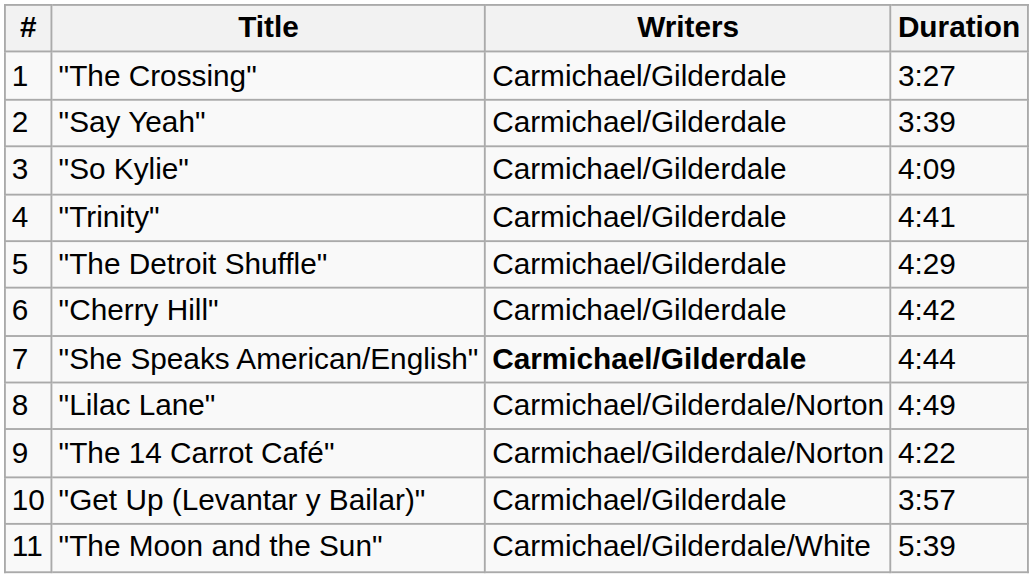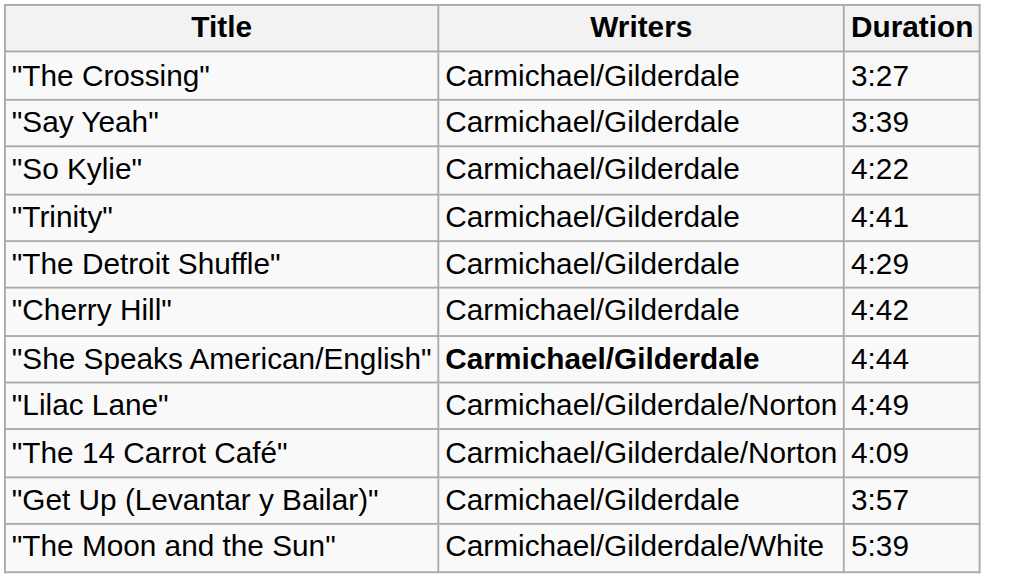- column: (28, 28)
(927, 169) 4:09 -> (880, 169) 4:22
(927, 452) 4:22 -> (880, 452) 4:09
